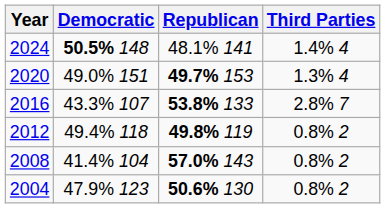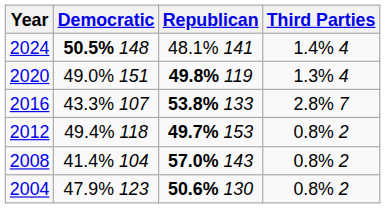(211, 76) 49.7% 153 -> (211, 76) 49.8% 119
(211, 132) 49.8% 119 -> (211, 132) 49.7% 153
